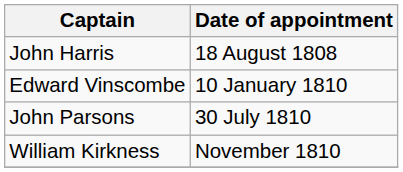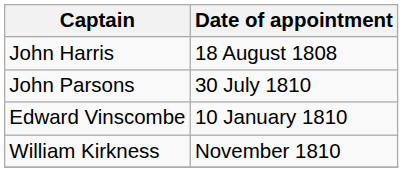rows swapped: (97, 85) <-> (72, 118)
